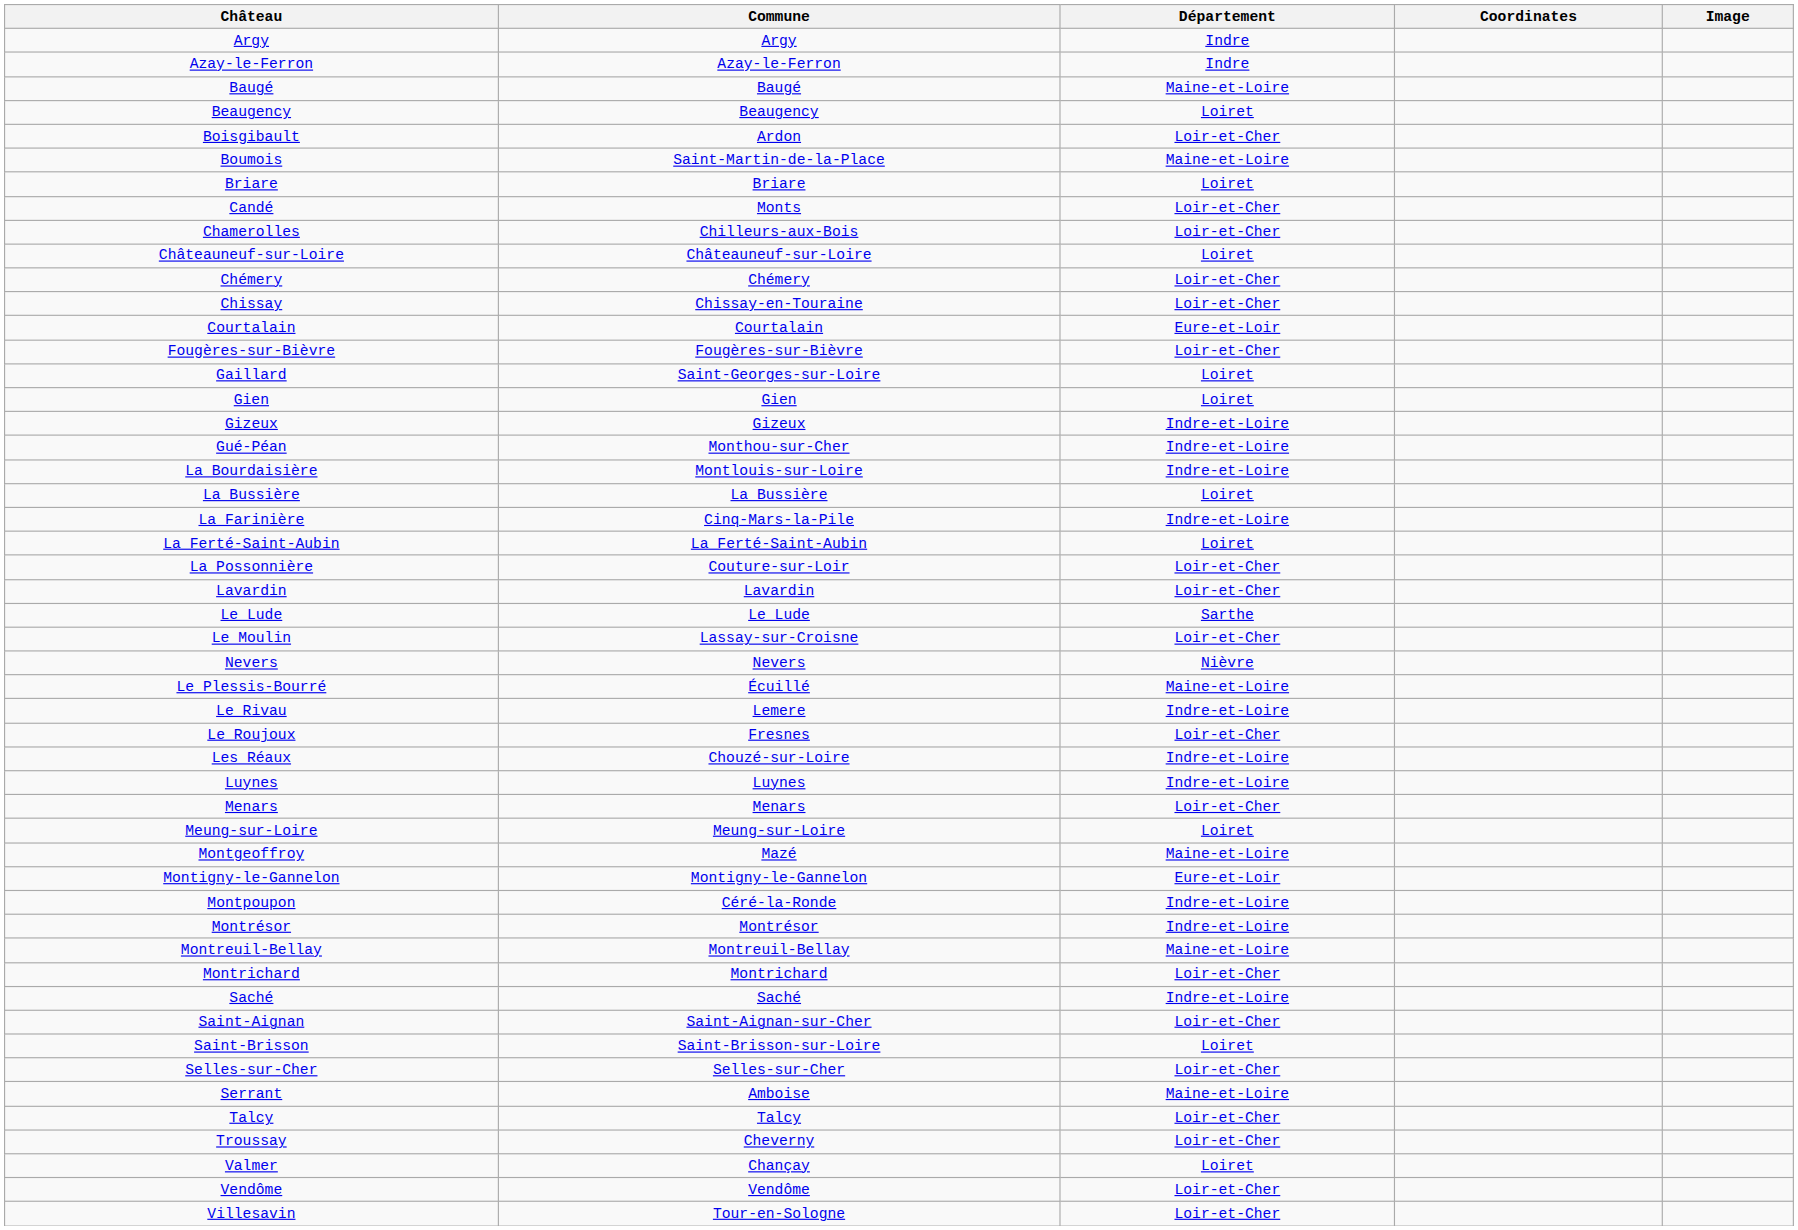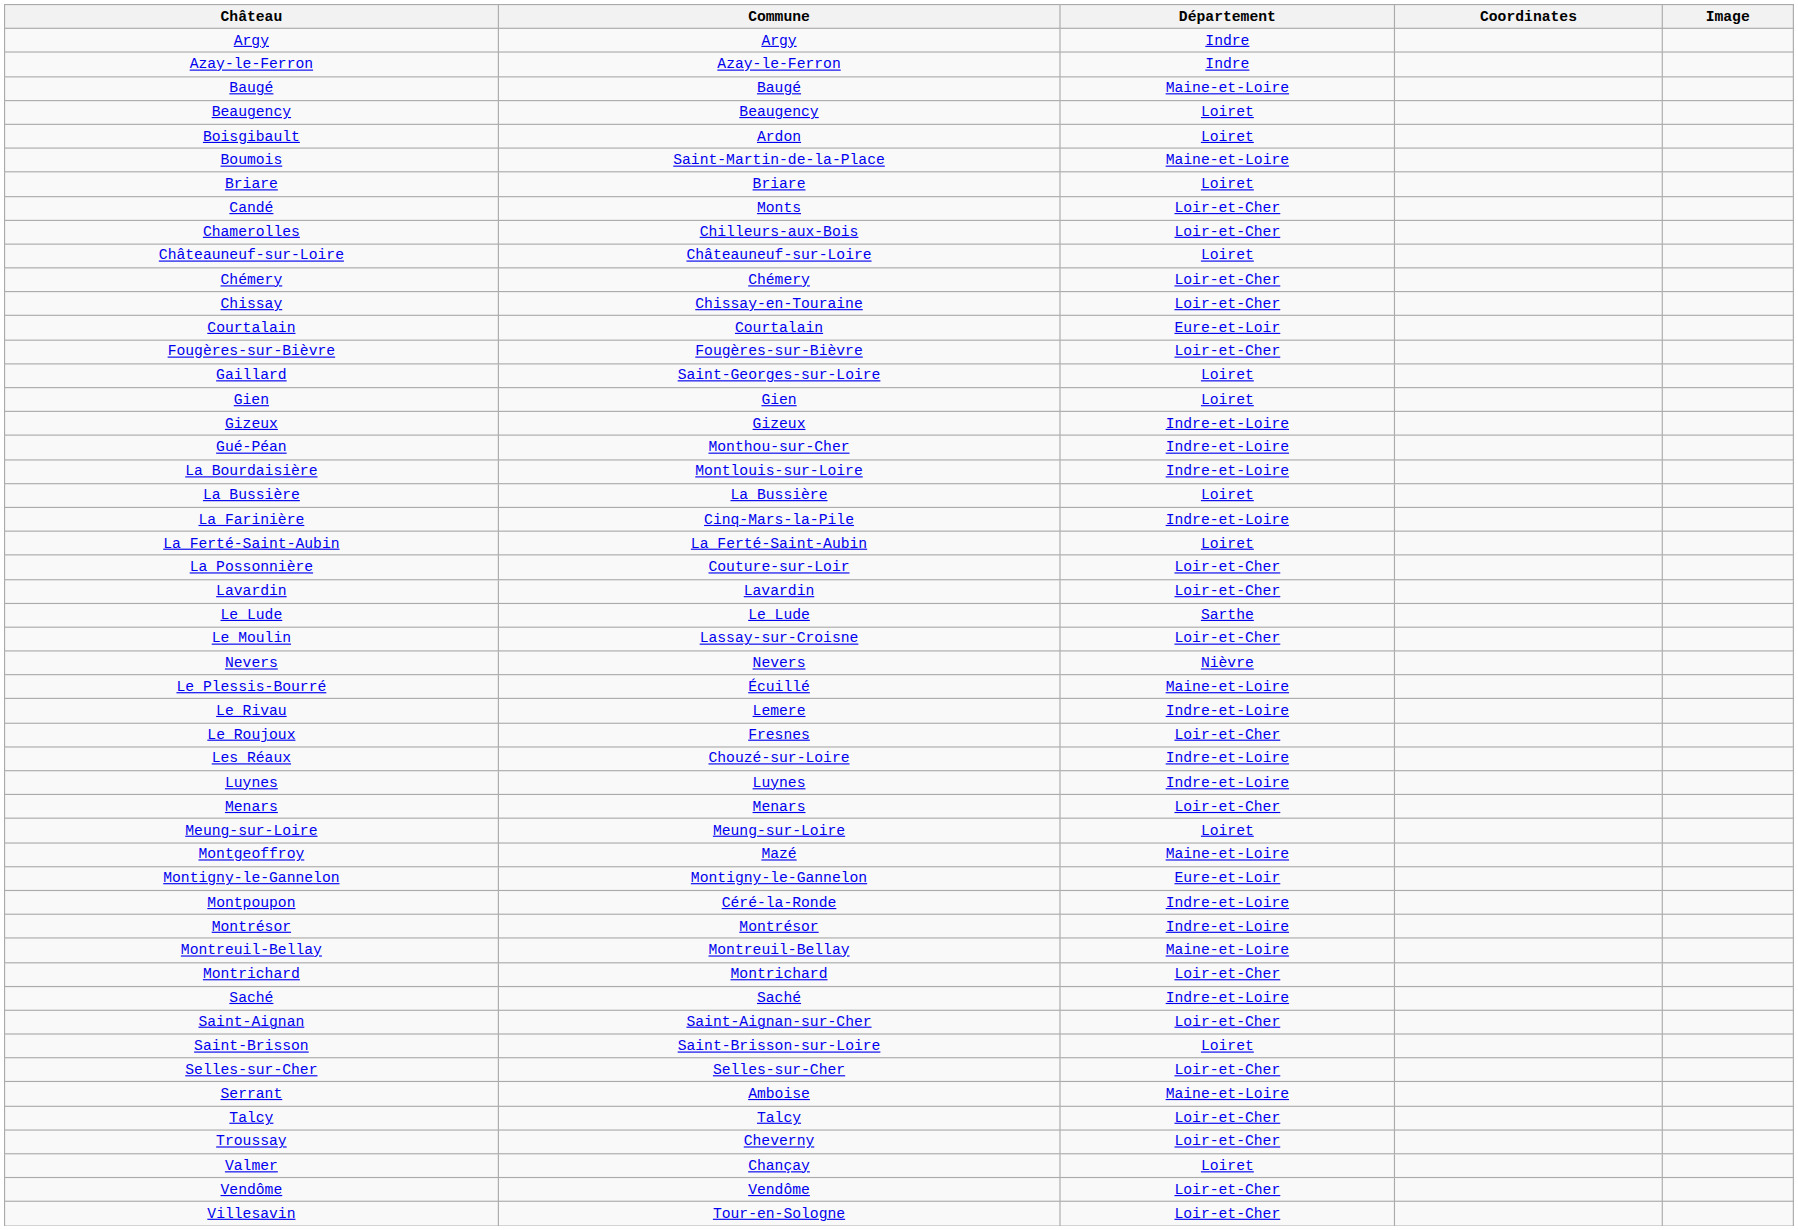(1227, 136) Loir-et-Cher -> (1227, 136) Loiret
